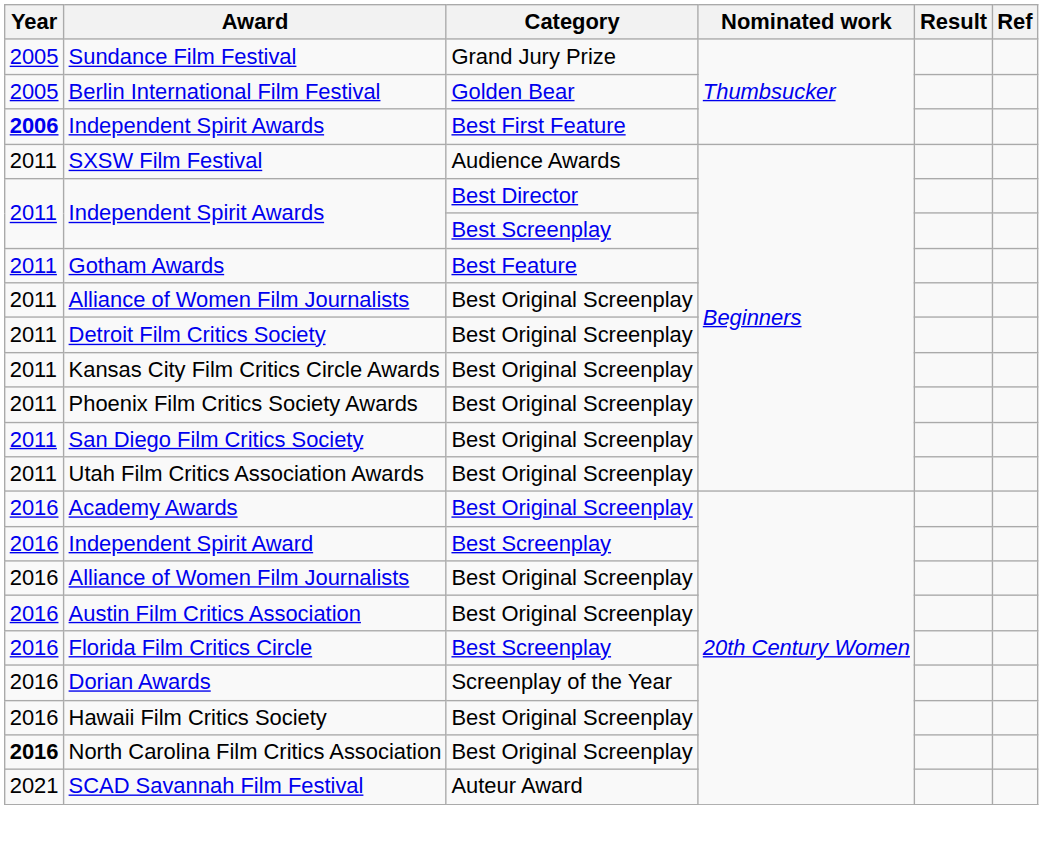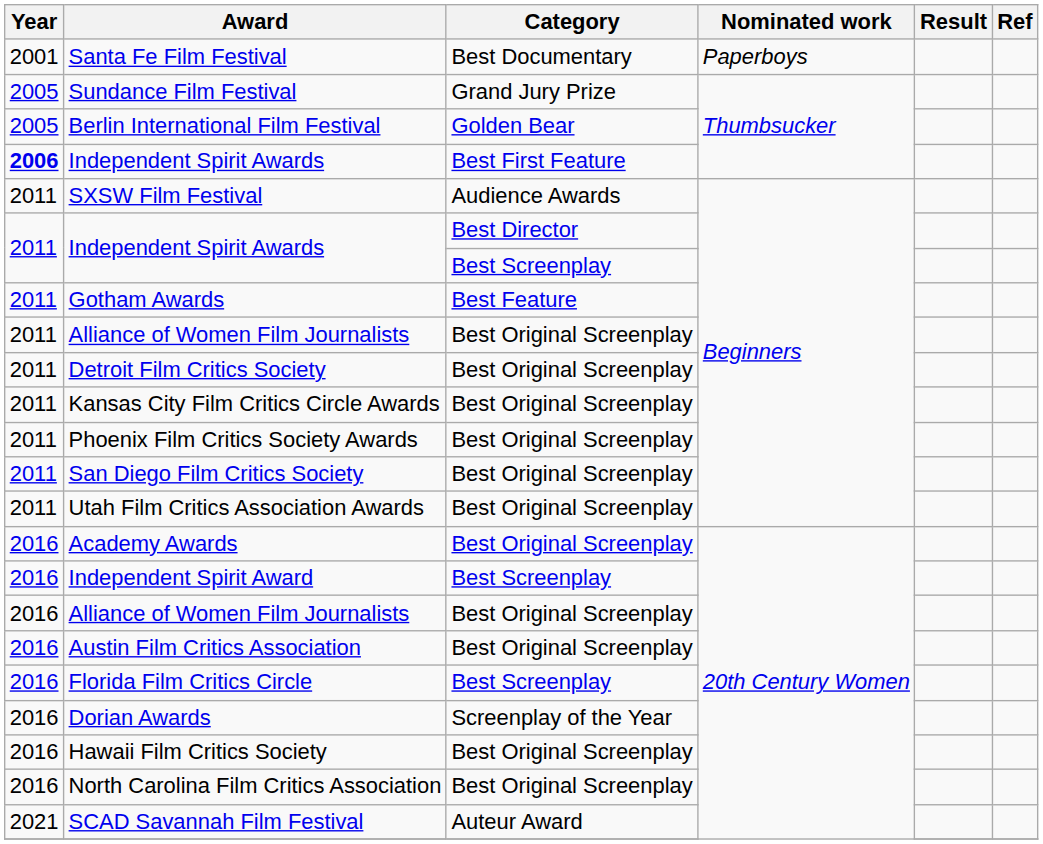+ row: (178, 56)
(34, 751) bold -> (34, 786) normal
